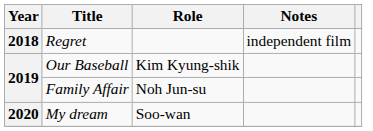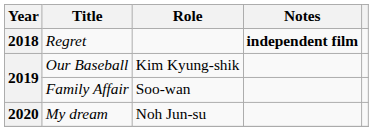(299, 41) normal -> (302, 41) bold
(171, 89) Noh Jun-su -> (163, 89) Soo-wan
(163, 114) Soo-wan -> (171, 114) Noh Jun-su
